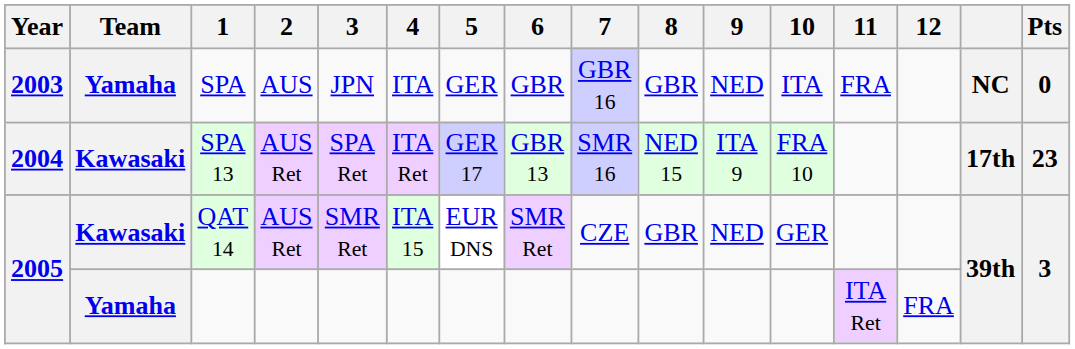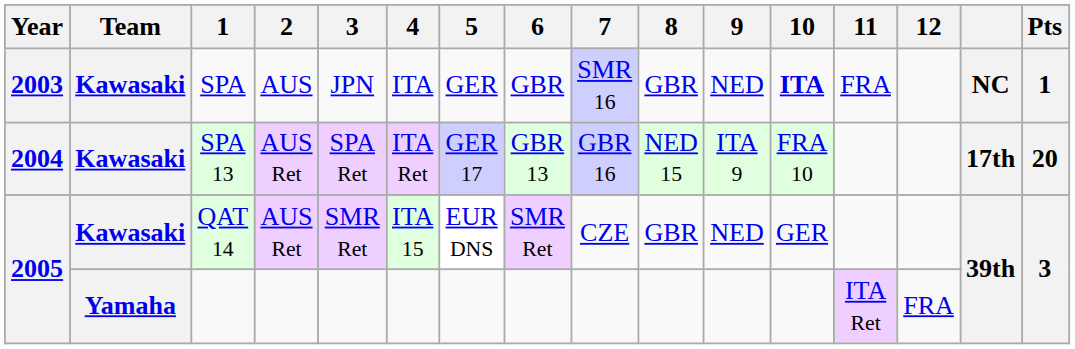(130, 84) Yamaha -> (130, 84) Kawasaki
(605, 84) GBR 16 -> (605, 84) SMR 16
(802, 84) normal -> (802, 84) bold
(1045, 84) 0 -> (1045, 84) 1
(605, 158) SMR 16 -> (605, 158) GBR 16
(1045, 158) 23 -> (1045, 158) 20
